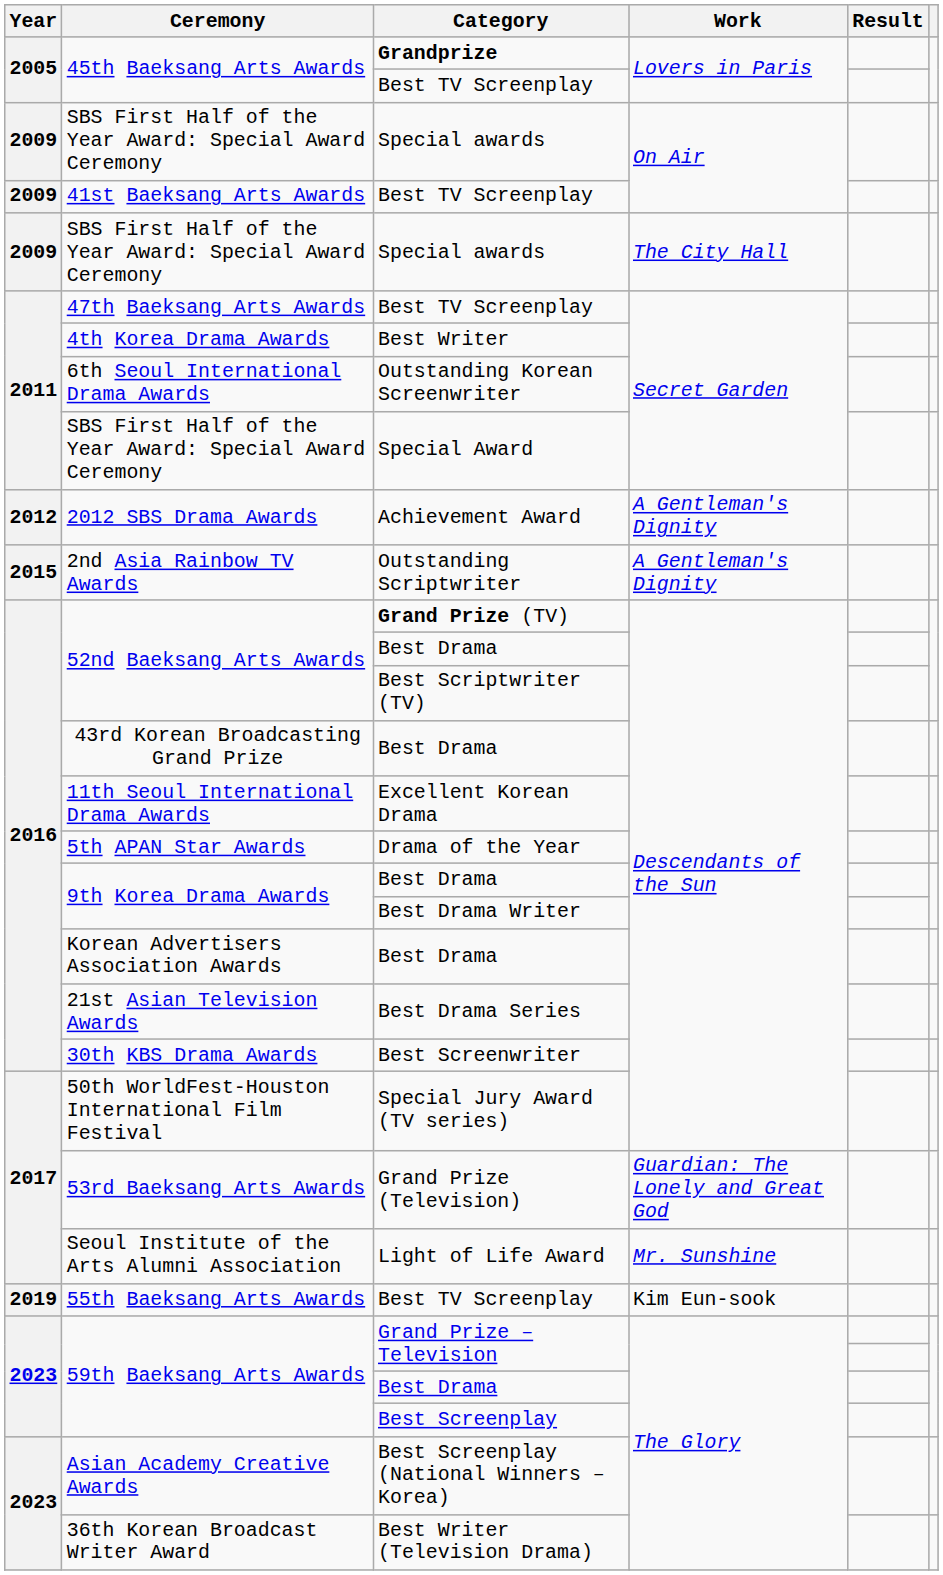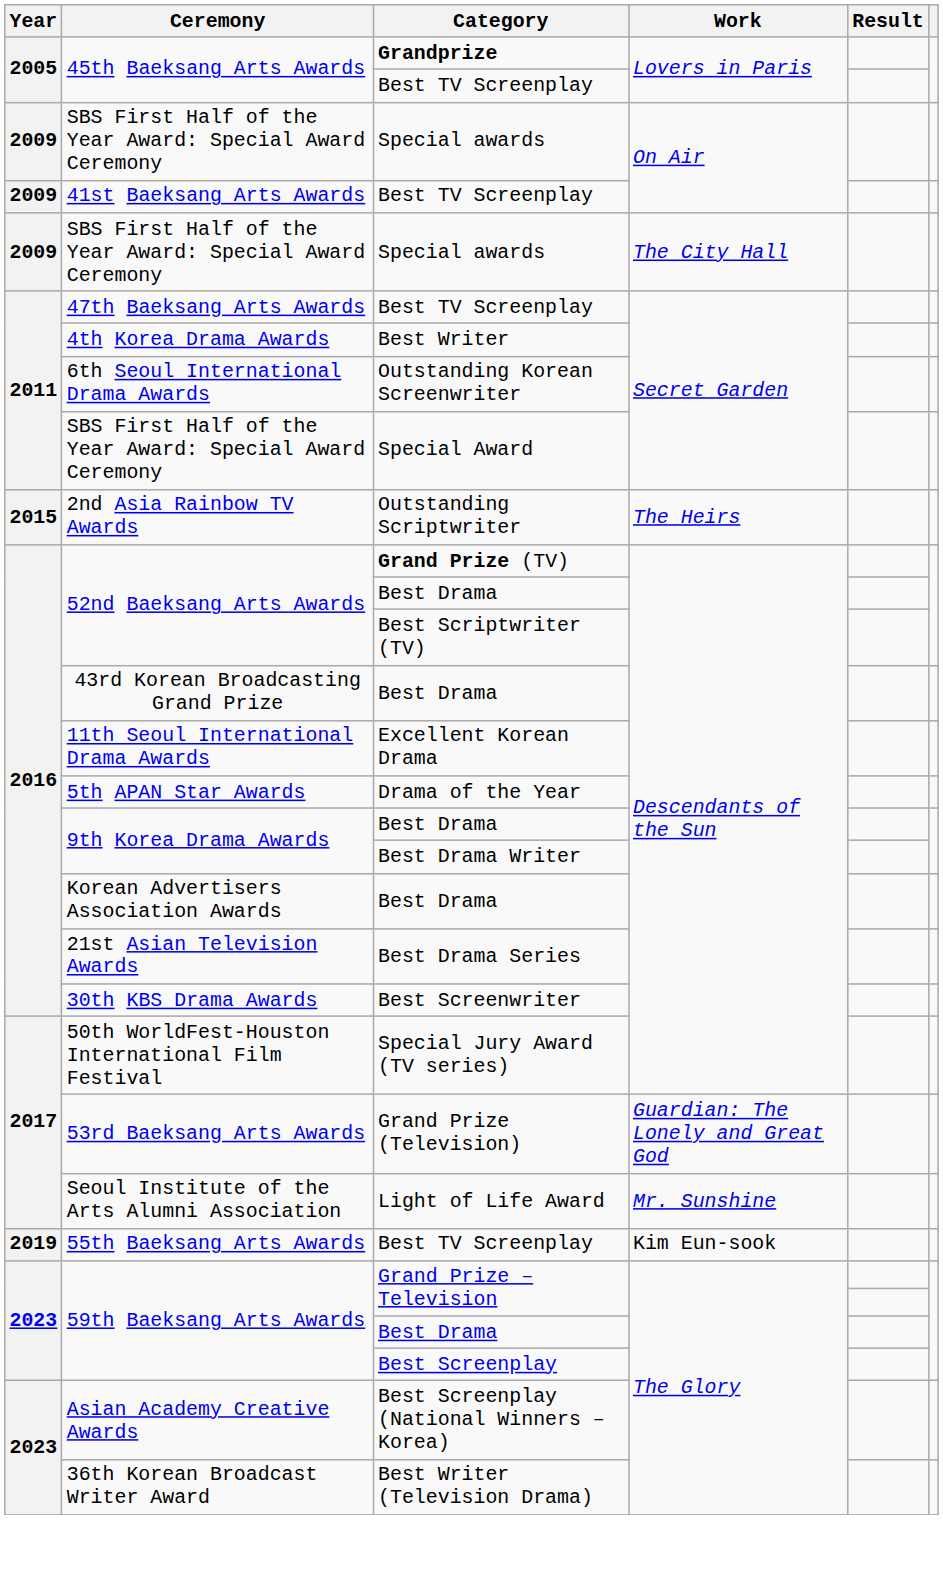- row: (192, 517)
(711, 573) A Gentleman's Dignity -> (687, 517) The Heirs
